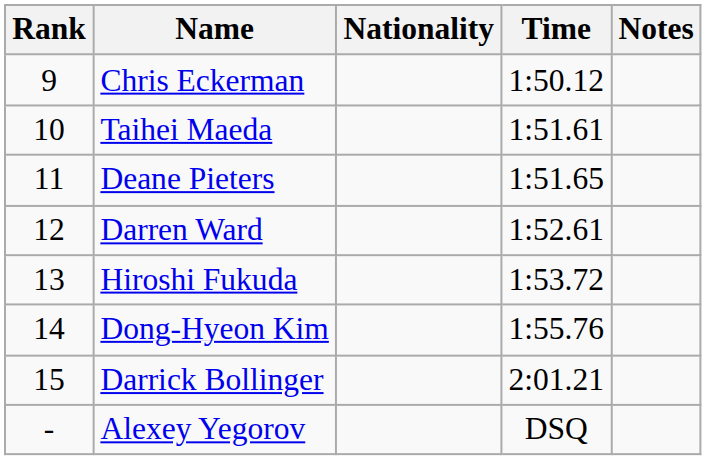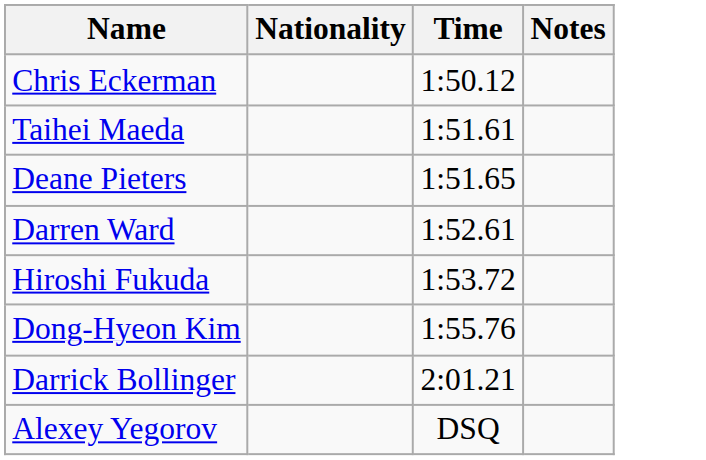- column: (49, 29)
